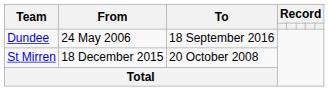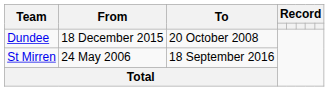(96, 38) 24 May 2006 -> (112, 38) 18 December 2015
(222, 38) 18 September 2016 -> (214, 38) 20 October 2008
(112, 57) 18 December 2015 -> (96, 57) 24 May 2006
(214, 57) 20 October 2008 -> (222, 57) 18 September 2016
